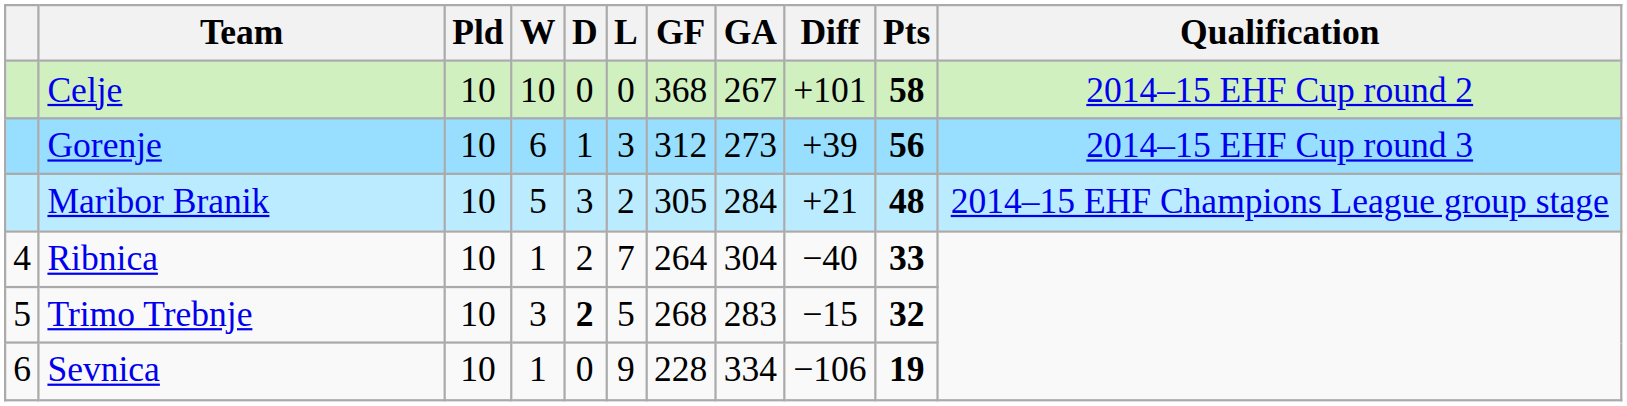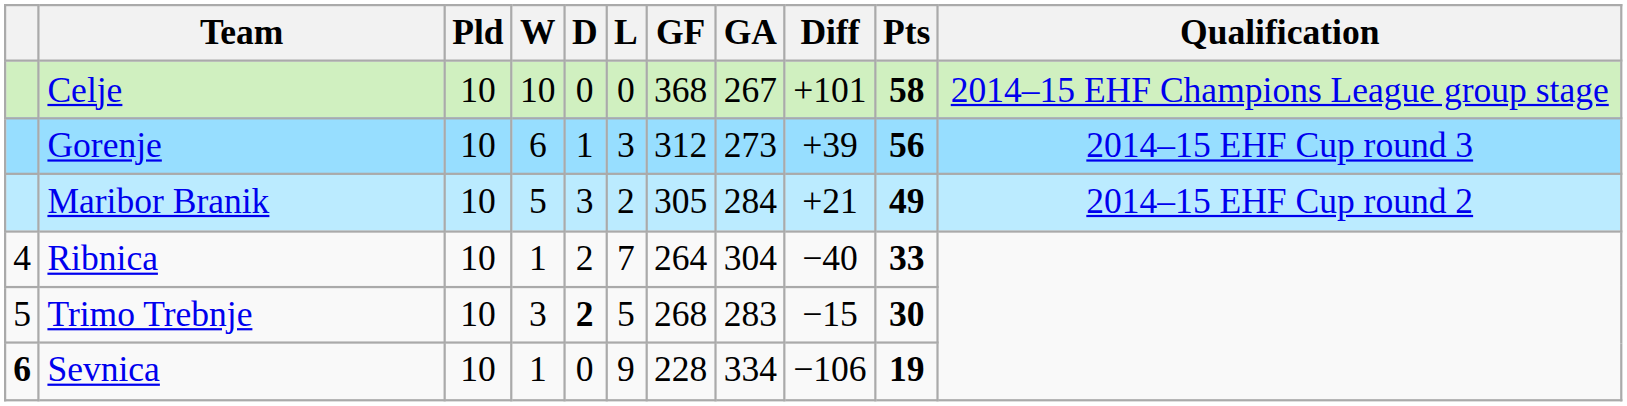(1280, 88) 2014–15 EHF Cup round 2 -> (1280, 88) 2014–15 EHF Champions League group stage
(907, 201) 48 -> (907, 201) 49
(1280, 201) 2014–15 EHF Champions League group stage -> (1280, 201) 2014–15 EHF Cup round 2
(907, 314) 32 -> (907, 314) 30
(22, 370) normal -> (22, 370) bold
